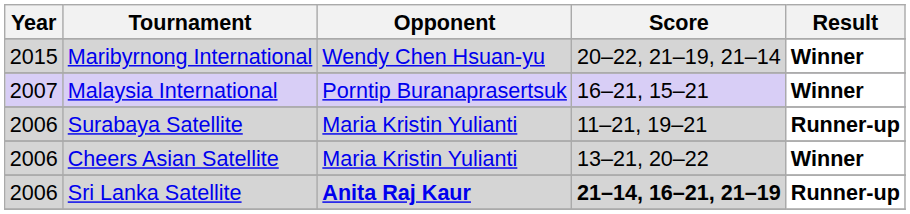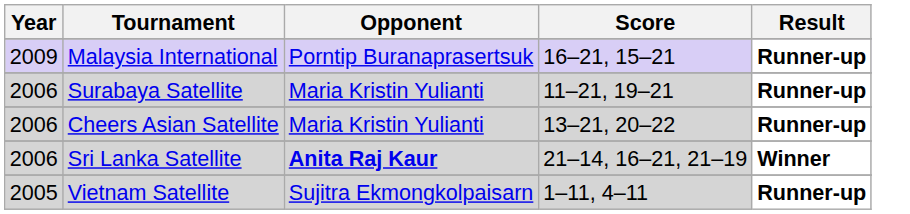- row: (190, 56)
(34, 90) 2007 -> (34, 56) 2009
(827, 90) Winner -> (812, 56) Runner-up
(827, 159) Winner -> (812, 124) Runner-up
(679, 193) bold -> (645, 159) normal
(845, 193) Runner-up -> (794, 159) Winner
+ row: (148, 193)
